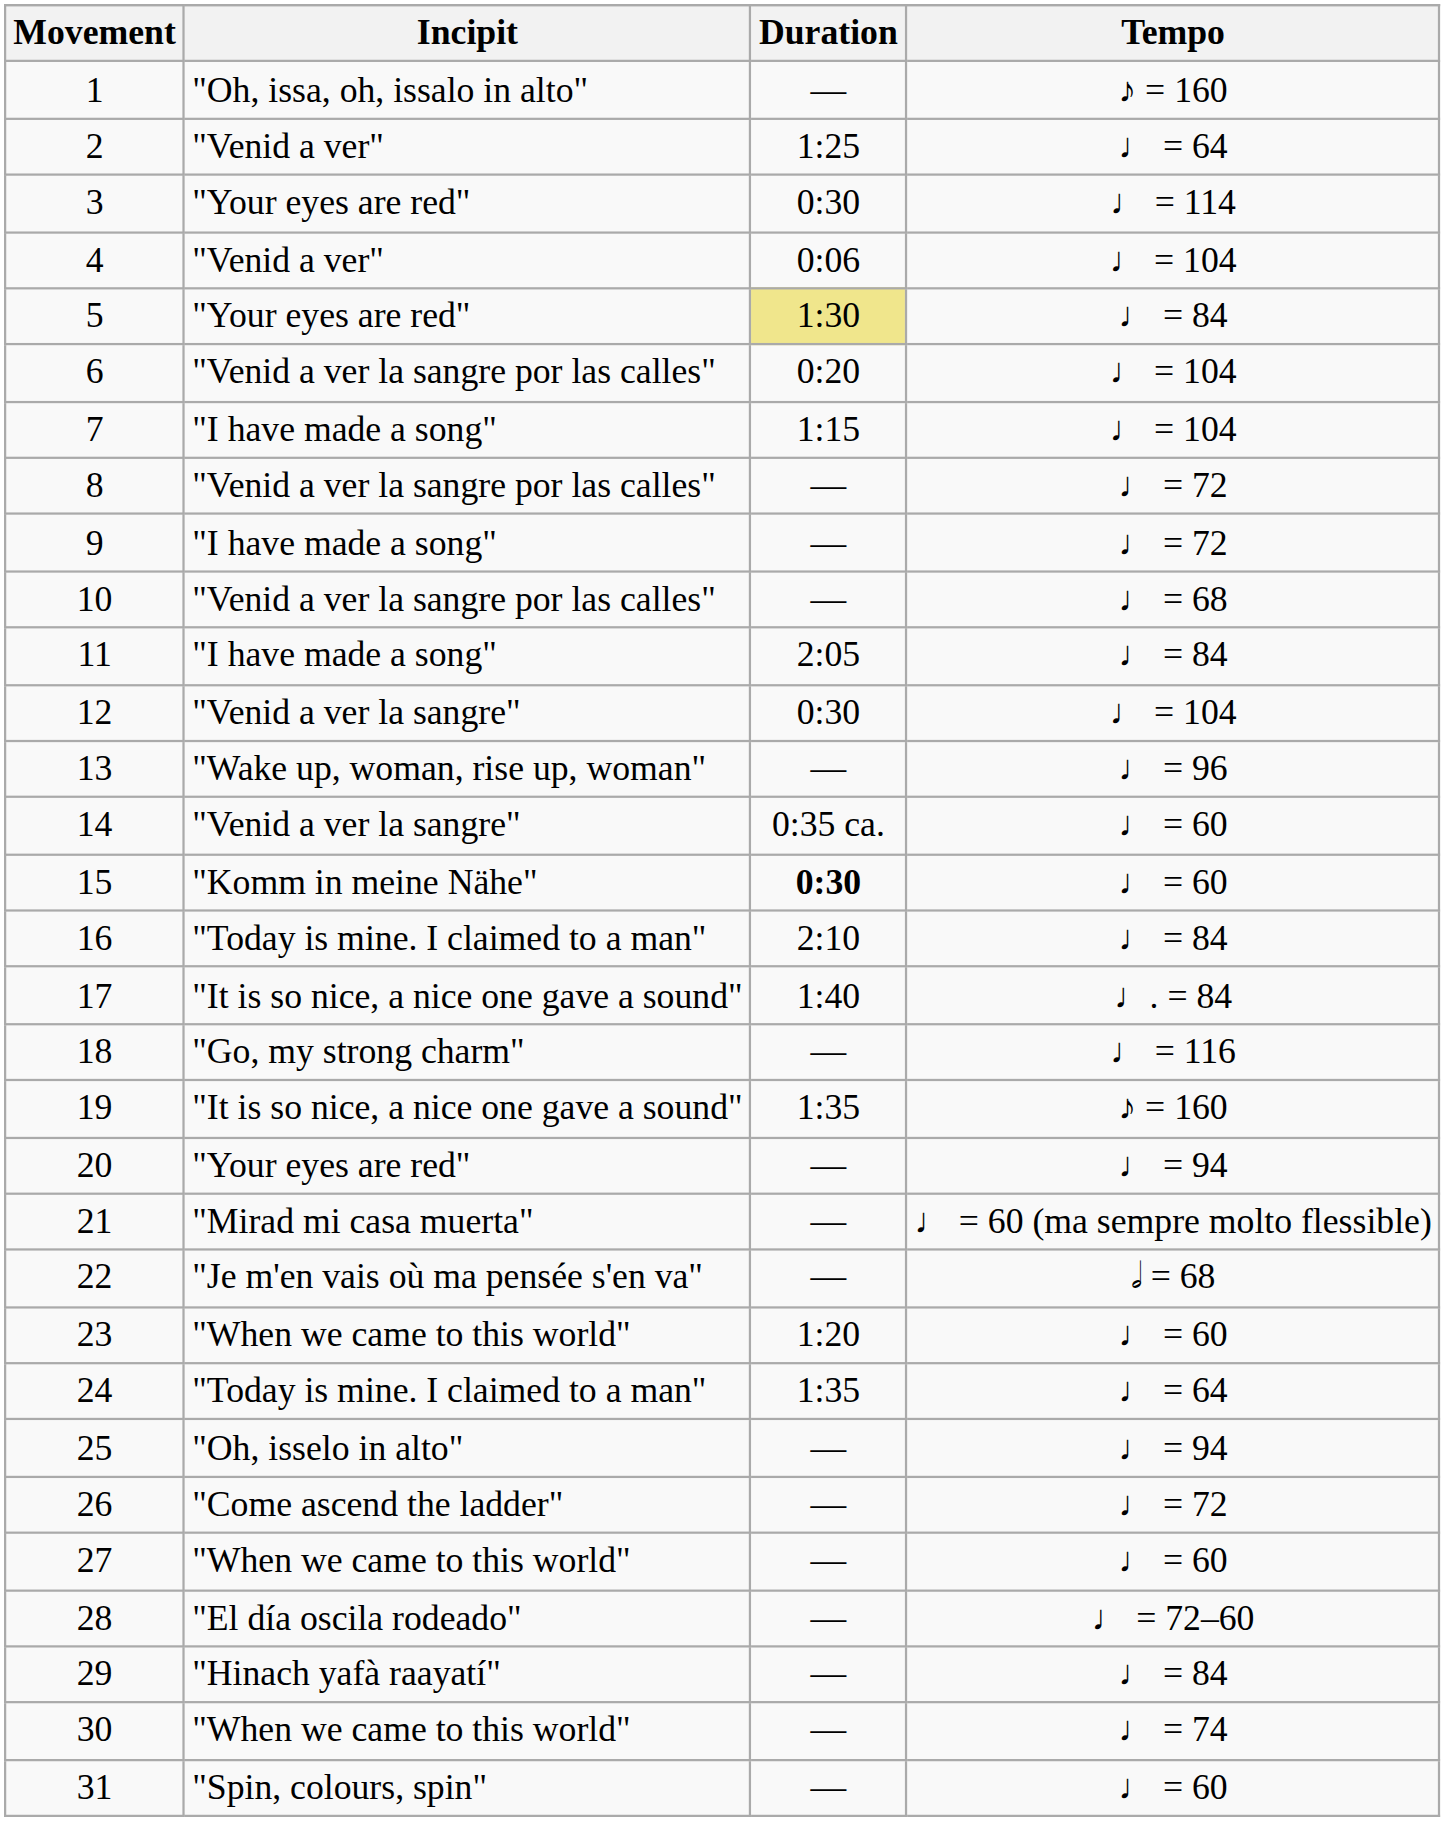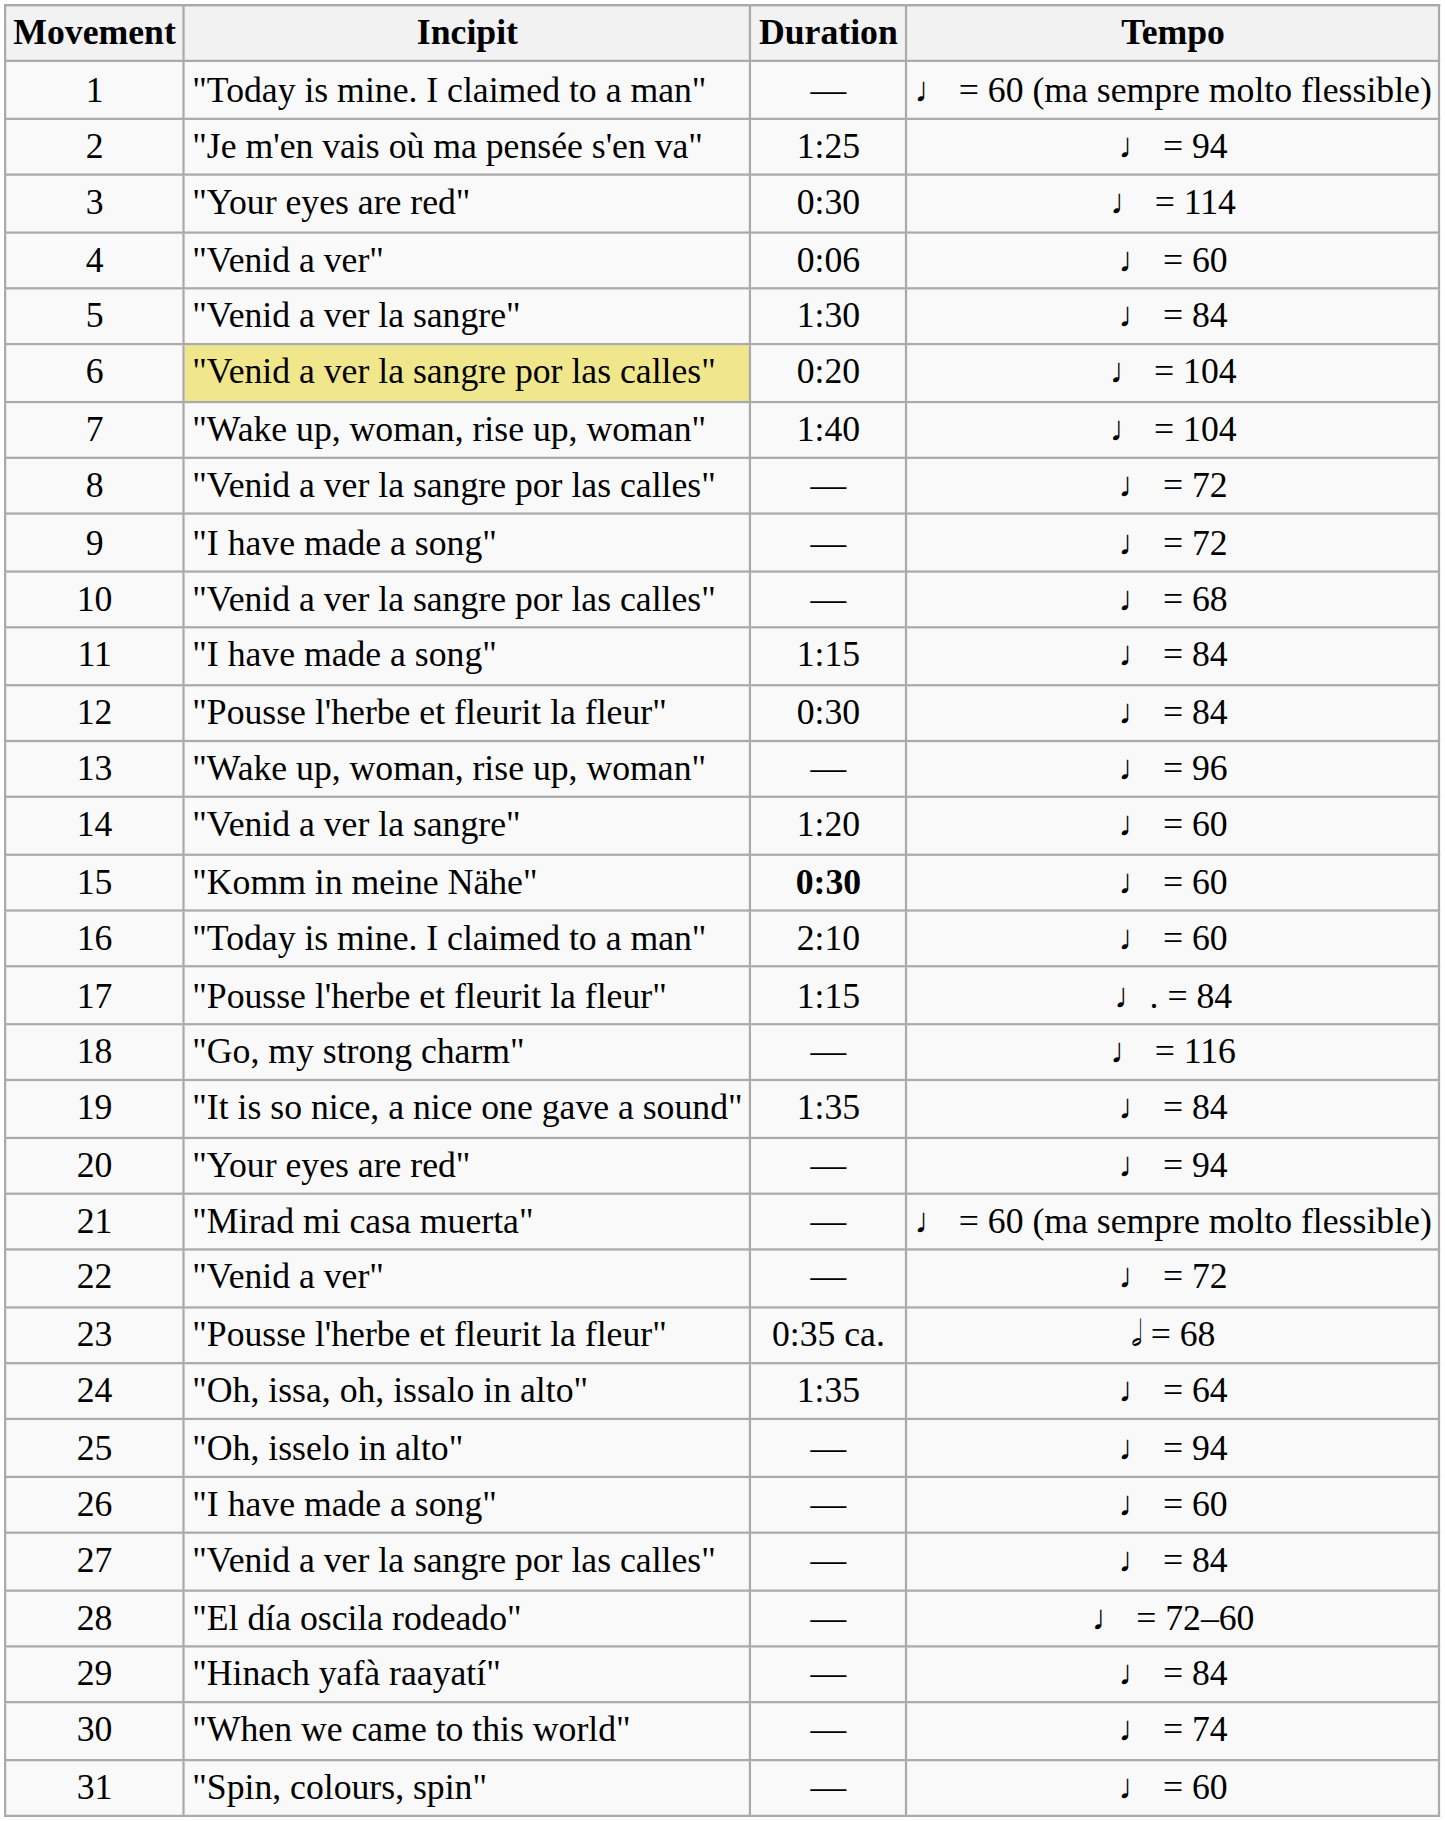(390, 89) "Oh, issa, oh, issalo in alto" -> (449, 89) "Today is mine. I claimed to a man"
(1173, 89) ♪ = 160 -> (1173, 89) ♩ = 60 (ma sempre molto flessible)
(288, 145) "Venid a ver" -> (448, 145) "Je m'en vais où ma pensée s'en va"
(1173, 145) ♩ = 64 -> (1173, 145) ♩ = 94
(1173, 259) ♩ = 104 -> (1173, 259) ♩ = 60
(331, 315) "Your eyes are red" -> (356, 315) "Venid a ver la sangre"
(828, 315) khaki background -> (828, 315) no background
(454, 372) no background -> (454, 372) khaki background
(345, 428) "I have made a song" -> (449, 428) "Wake up, woman, rise up, woman"
(828, 428) 1:15 -> (828, 428) 1:40
(828, 655) 2:05 -> (828, 655) 1:15
(356, 711) "Venid a ver la sangre" -> (429, 711) "Pousse l'herbe et fleurit la fleur"
(1173, 711) ♩ = 104 -> (1173, 711) ♩ = 84
(828, 825) 0:35 ca. -> (828, 825) 1:20
(1173, 938) ♩ = 84 -> (1173, 938) ♩ = 60
(467, 994) "It is so nice, a nice one gave a sound" -> (429, 994) "Pousse l'herbe et fleurit la fleur"
(828, 994) 1:40 -> (828, 994) 1:15
(1173, 1107) ♪ = 160 -> (1173, 1107) ♩ = 84
(448, 1277) "Je m'en vais où ma pensée s'en va" -> (288, 1277) "Venid a ver"
(1173, 1277) 𝅗𝅥 = 68 -> (1173, 1277) ♩ = 72
(411, 1334) "When we came to this world" -> (429, 1334) "Pousse l'herbe et fleurit la fleur"
(828, 1334) 1:20 -> (828, 1334) 0:35 ca.
(1173, 1334) ♩ = 60 -> (1173, 1334) 𝅗𝅥 = 68
(449, 1390) "Today is mine. I claimed to a man" -> (390, 1390) "Oh, issa, oh, issalo in alto"
(378, 1504) "Come ascend the ladder" -> (345, 1504) "I have made a song"
(1173, 1504) ♩ = 72 -> (1173, 1504) ♩ = 60
(411, 1560) "When we came to this world" -> (454, 1560) "Venid a ver la sangre por las calles"
(1173, 1560) ♩ = 60 -> (1173, 1560) ♩ = 84
